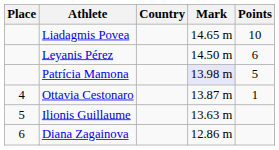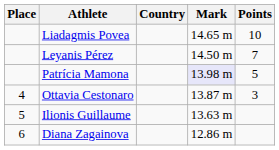(255, 54) 6 -> (255, 54) 7
(255, 94) 1 -> (255, 94) 3
